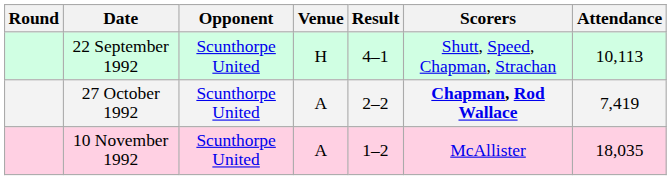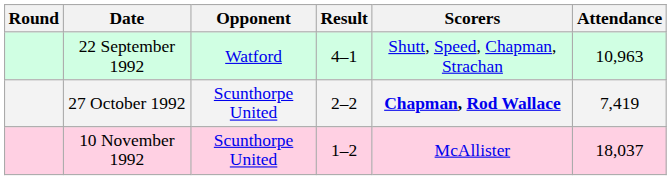- column: (321, 18)
(236, 55) Scunthorpe United -> (254, 55) Watford
(620, 55) 10,113 -> (620, 55) 10,963
(620, 150) 18,035 -> (620, 150) 18,037
